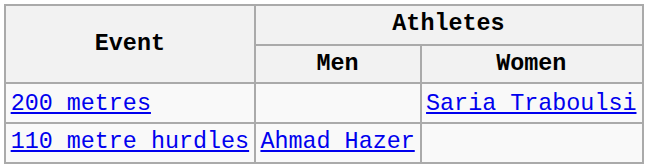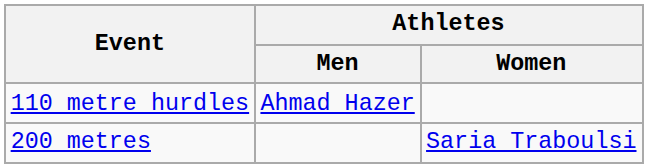rows swapped: (81, 103) <-> (130, 142)
